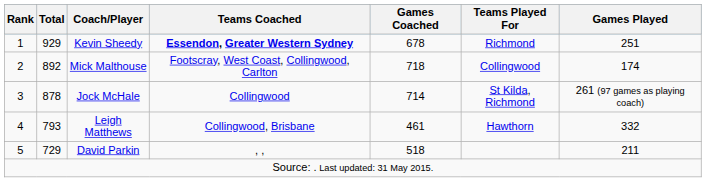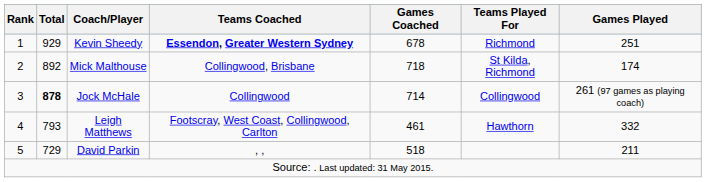(260, 66) Footscray, West Coast, Collingwood, Carlton -> (260, 66) Collingwood, Brisbane
(510, 66) Collingwood -> (510, 66) St Kilda, Richmond
(52, 96) normal -> (52, 96) bold
(510, 96) St Kilda, Richmond -> (510, 96) Collingwood
(260, 126) Collingwood, Brisbane -> (260, 126) Footscray, West Coast, Collingwood, Carlton
